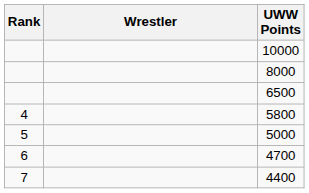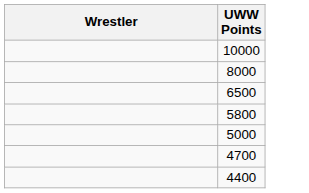- column: (24, 22)
